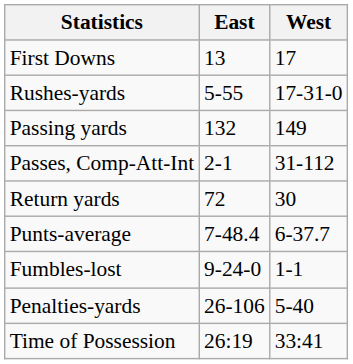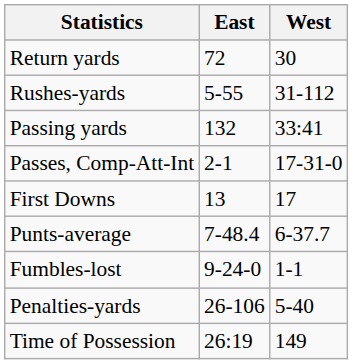rows swapped: (62, 57) <-> (65, 199)
(309, 93) 17-31-0 -> (305, 93) 31-112
(291, 128) 149 -> (299, 128) 33:41
(305, 163) 31-112 -> (309, 163) 17-31-0
(299, 340) 33:41 -> (291, 340) 149
